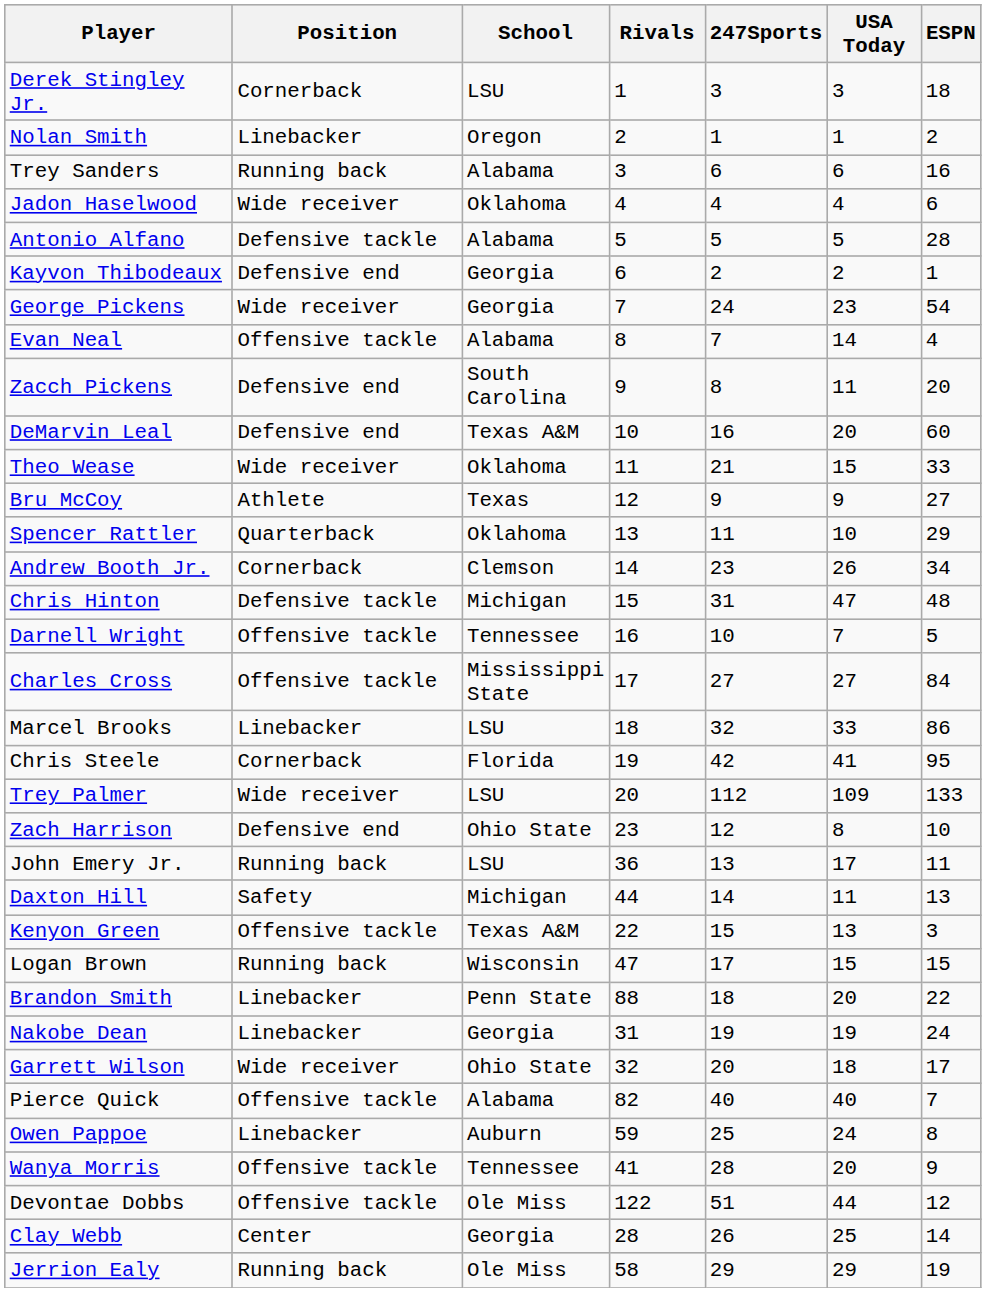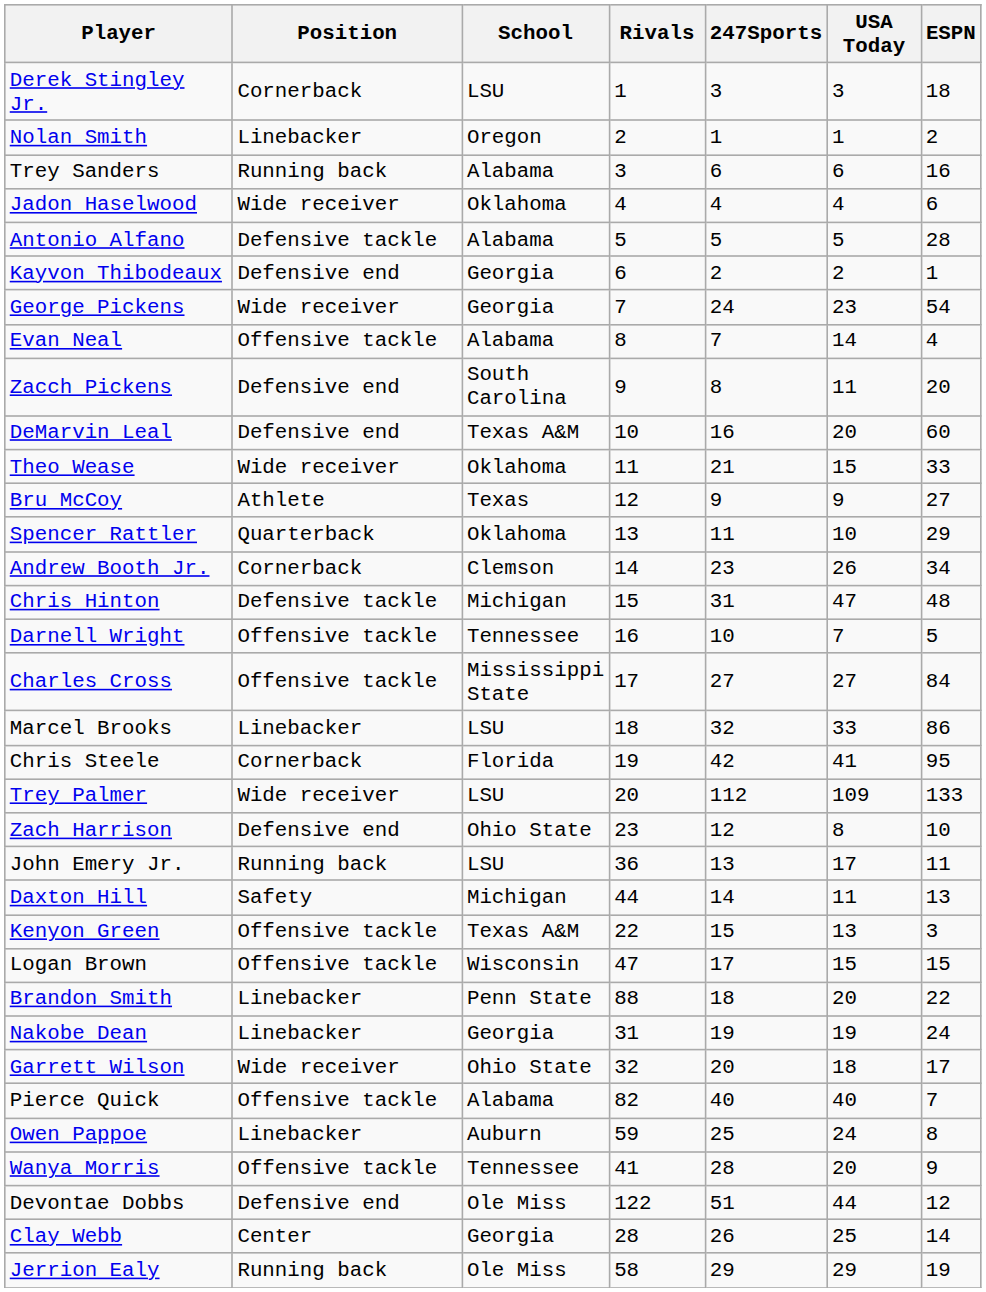(312, 965) Running back -> (337, 965) Offensive tackle
(337, 1203) Offensive tackle -> (319, 1203) Defensive end
